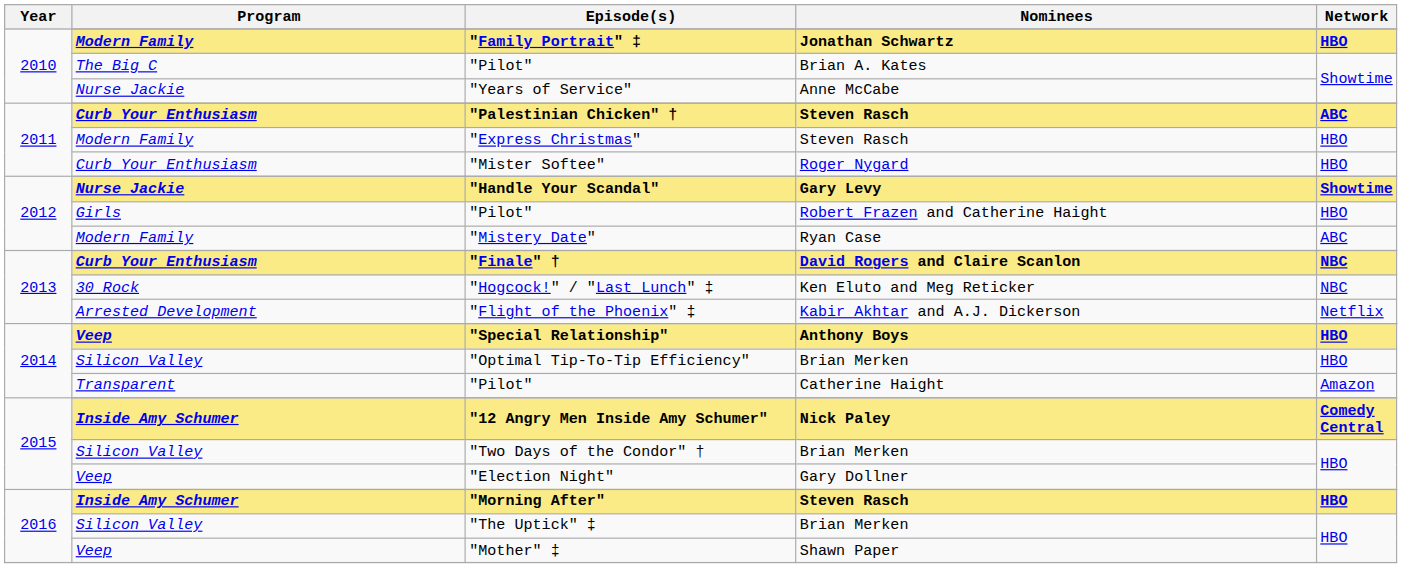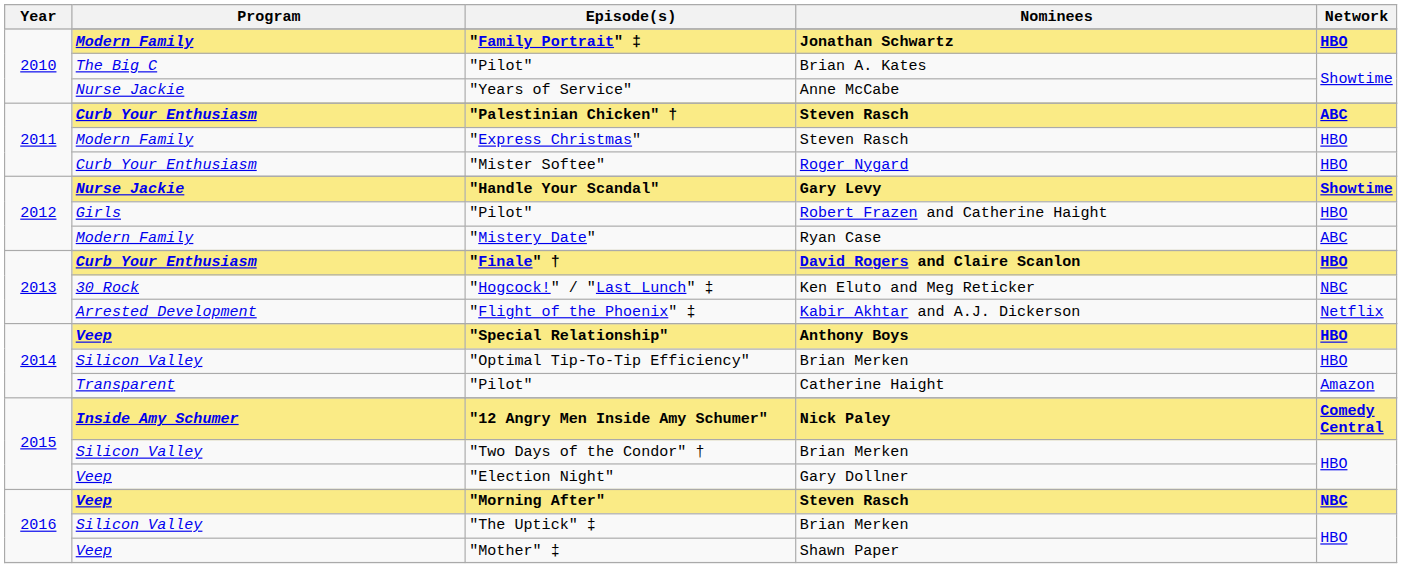(1334, 263) NBC -> (1334, 263) HBO
(157, 501) Inside Amy Schumer -> (94, 501) Veep
(1334, 501) HBO -> (1334, 501) NBC
